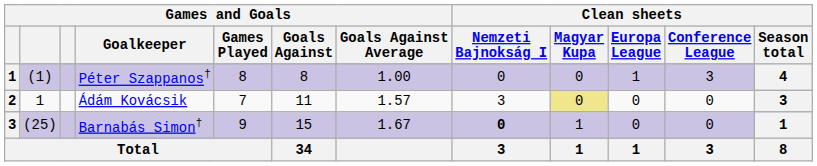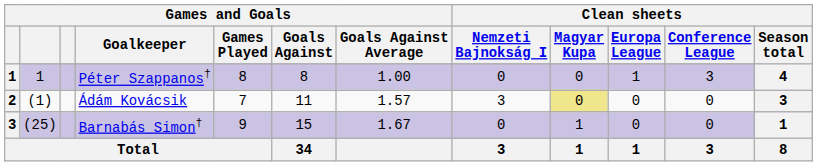(40, 77) (1) -> (40, 77) 1
(40, 101) 1 -> (40, 101) (1)
(501, 125) bold -> (501, 125) normal
